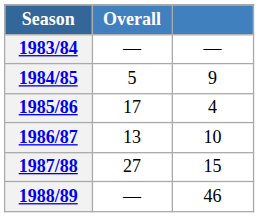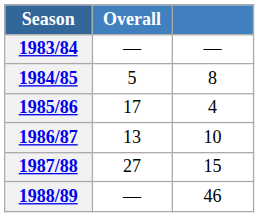(213, 77) 9 -> (213, 77) 8
